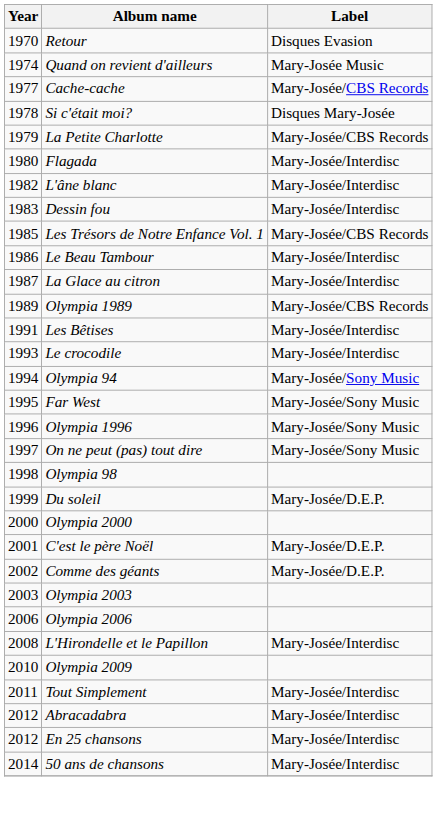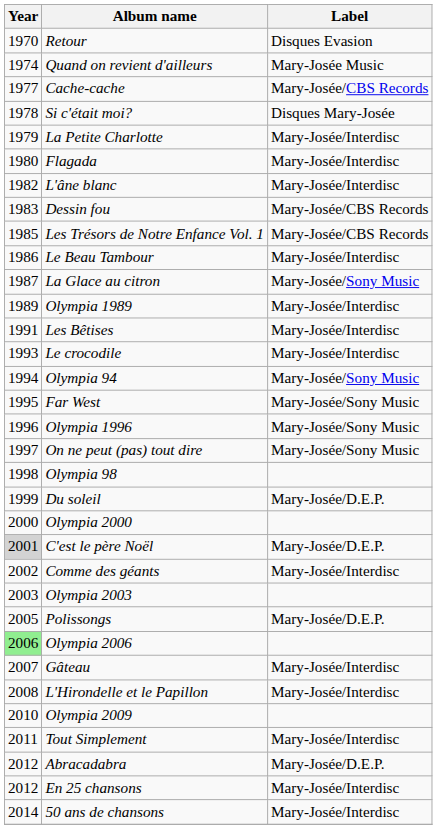(350, 137) Mary-Josée/CBS Records -> (335, 137) Mary-Josée/Interdisc
(335, 209) Mary-Josée/Interdisc -> (350, 209) Mary-Josée/CBS Records
(335, 281) Mary-Josée/Interdisc -> (345, 281) Mary-Josée/Sony Music
(350, 305) Mary-Josée/CBS Records -> (335, 305) Mary-Josée/Interdisc
(23, 546) no background -> (23, 546) lightgrey background
(328, 570) Mary-Josée/D.E.P. -> (335, 570) Mary-Josée/Interdisc
+ row: (78, 619)
(23, 619) no background -> (23, 643) lightgreen background
+ row: (68, 667)
(335, 715) Mary-Josée/Interdisc -> (328, 763) Mary-Josée/D.E.P.
